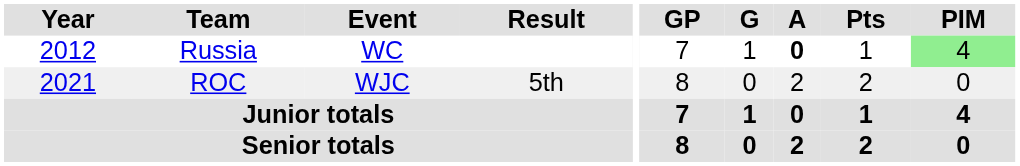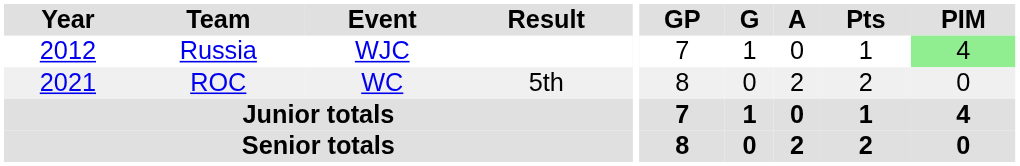(382, 51) WC -> (382, 51) WJC
(797, 51) bold -> (797, 51) normal
(382, 82) WJC -> (382, 82) WC
